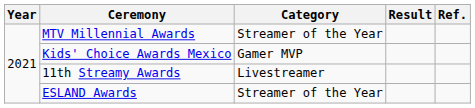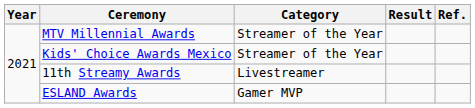(270, 54) Gamer MVP -> (310, 54) Streamer of the Year
(310, 93) Streamer of the Year -> (270, 93) Gamer MVP
